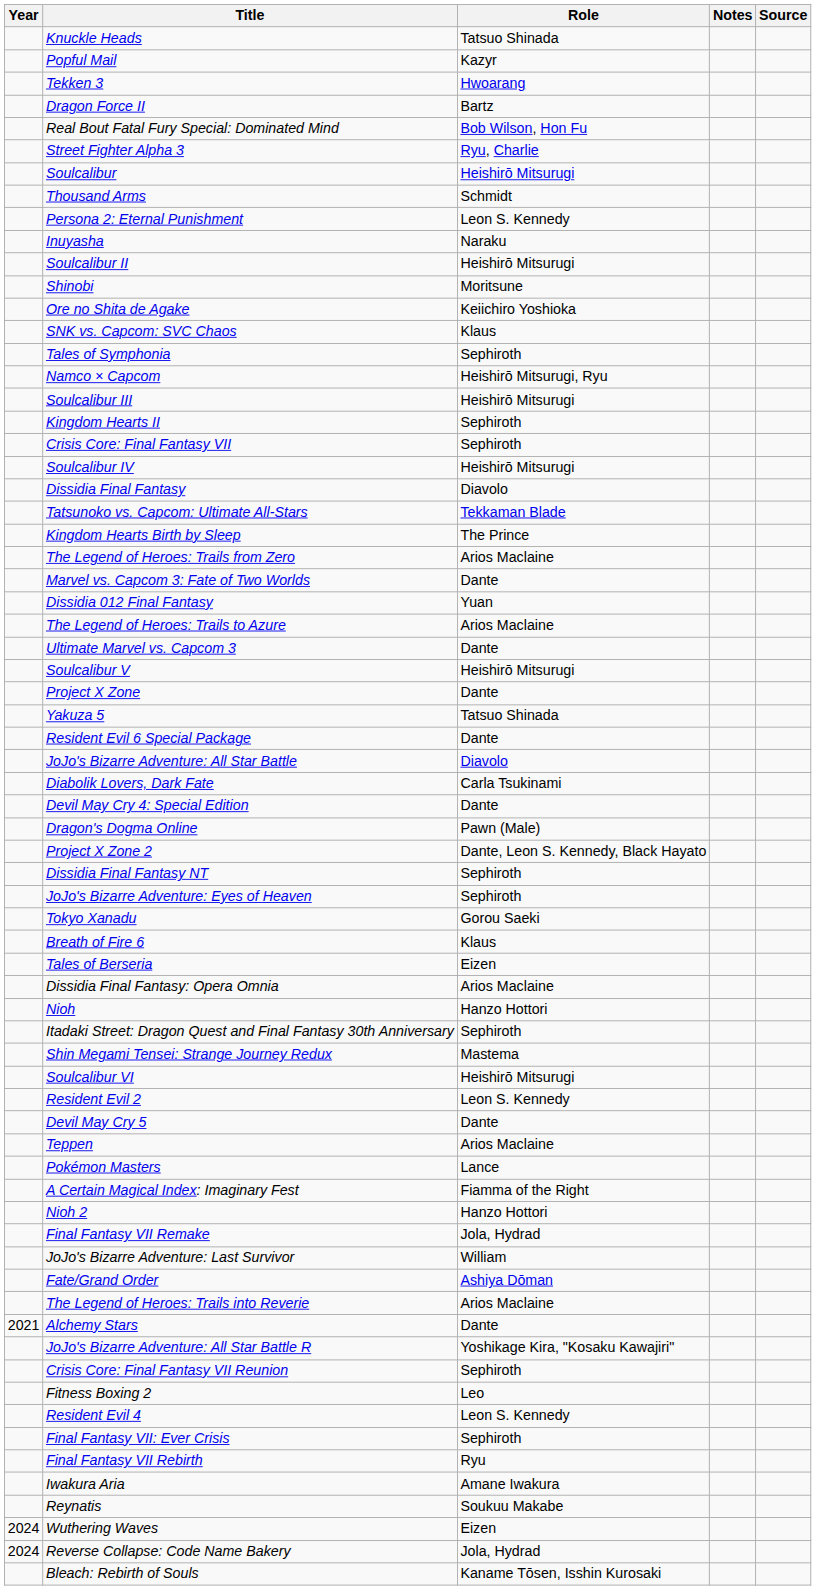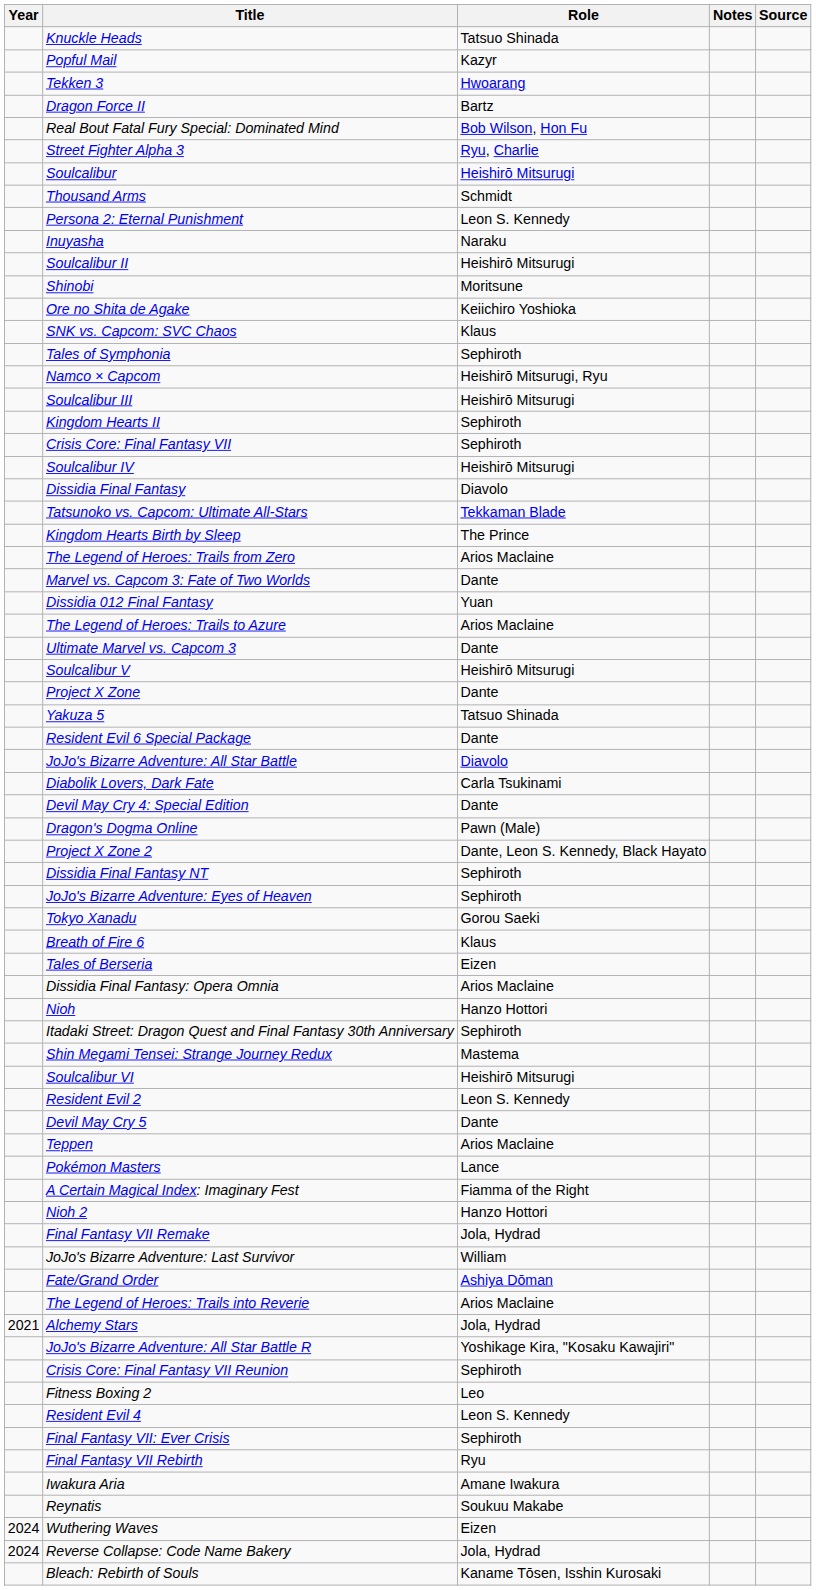(479, 1325) Dante -> (500, 1325) Jola, Hydrad
